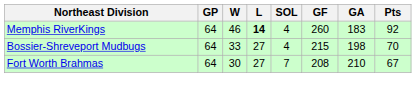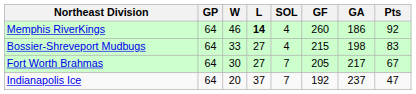(356, 30) 183 -> (356, 30) 186
(393, 47) 70 -> (393, 47) 83
(320, 64) 208 -> (320, 64) 205
(356, 64) 210 -> (356, 64) 217
+ row: (44, 81)
